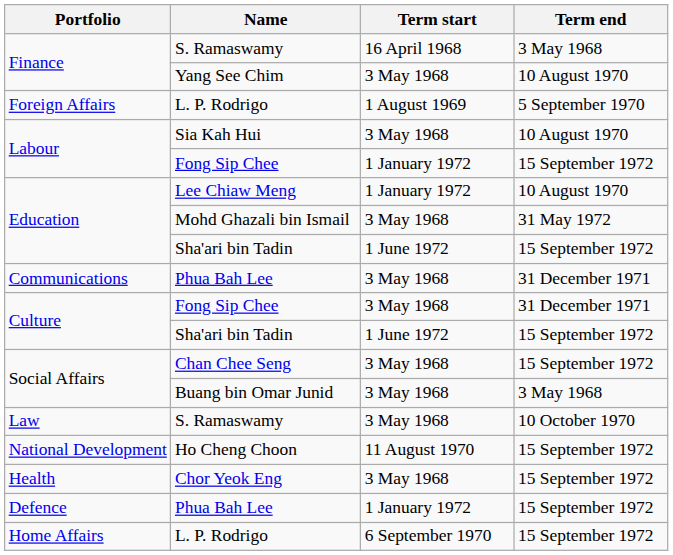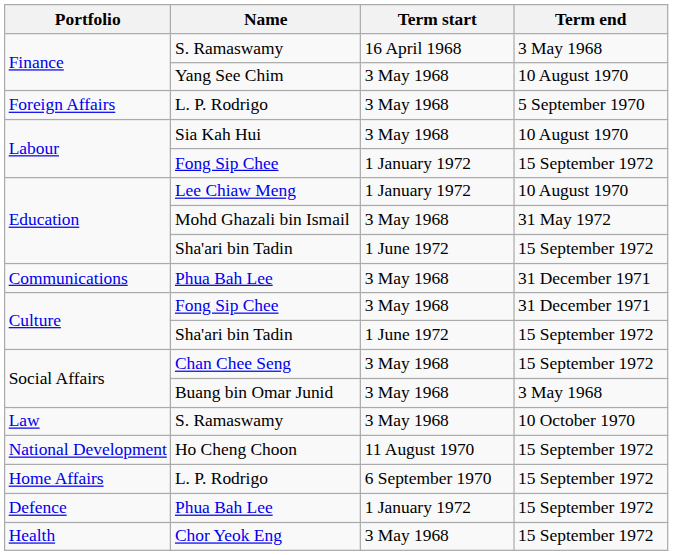(415, 105) 1 August 1969 -> (407, 105) 3 May 1968
rows swapped: (32, 479) <-> (56, 536)
